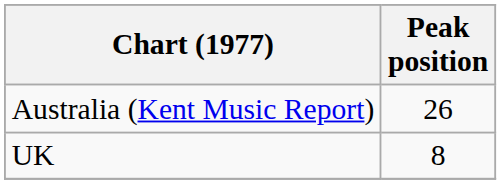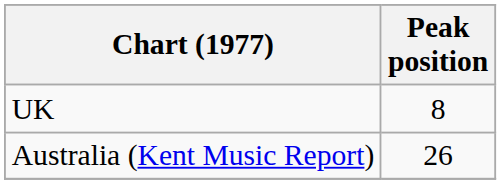rows swapped: (193, 108) <-> (33, 155)
